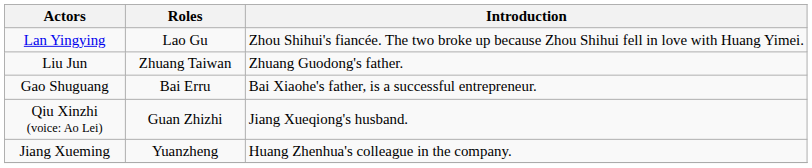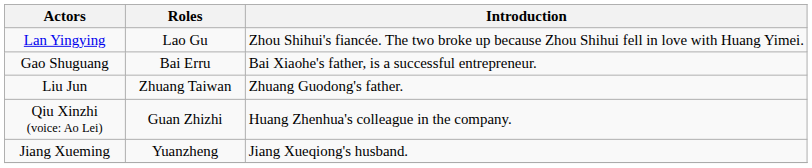rows swapped: (65, 63) <-> (65, 87)
(328, 119) Jiang Xueqiong's husband. -> (380, 119) Huang Zhenhua's colleague in the company.
(380, 151) Huang Zhenhua's colleague in the company. -> (328, 151) Jiang Xueqiong's husband.
